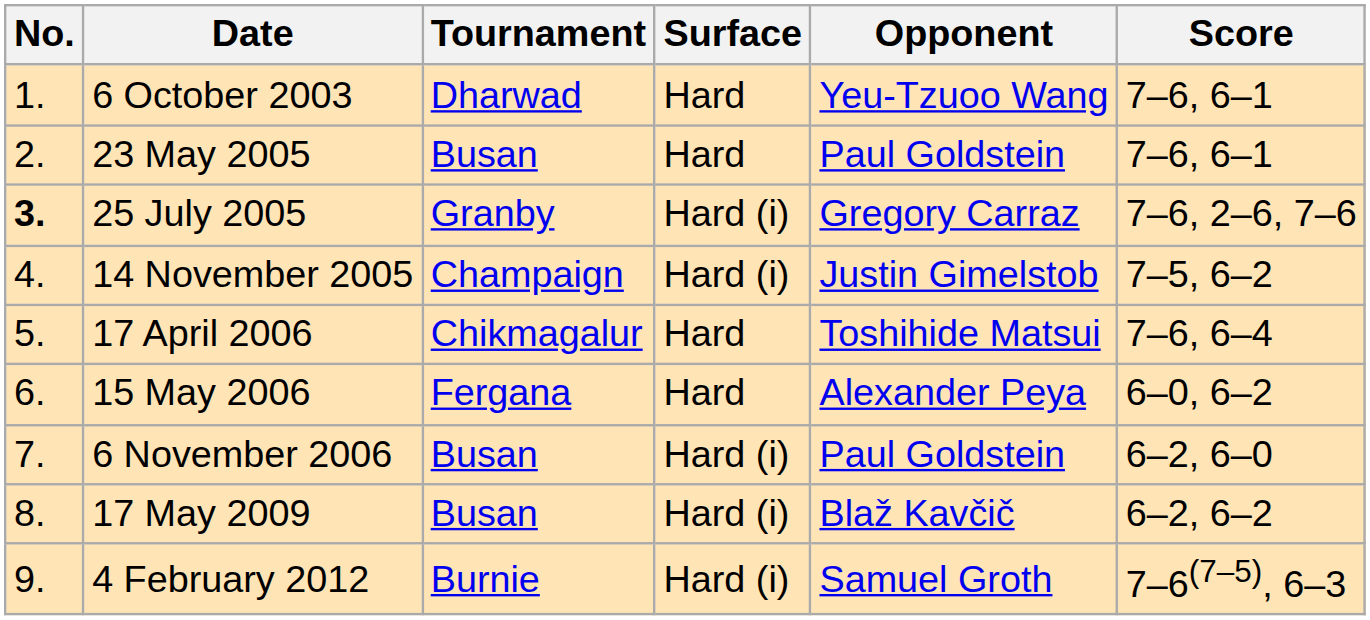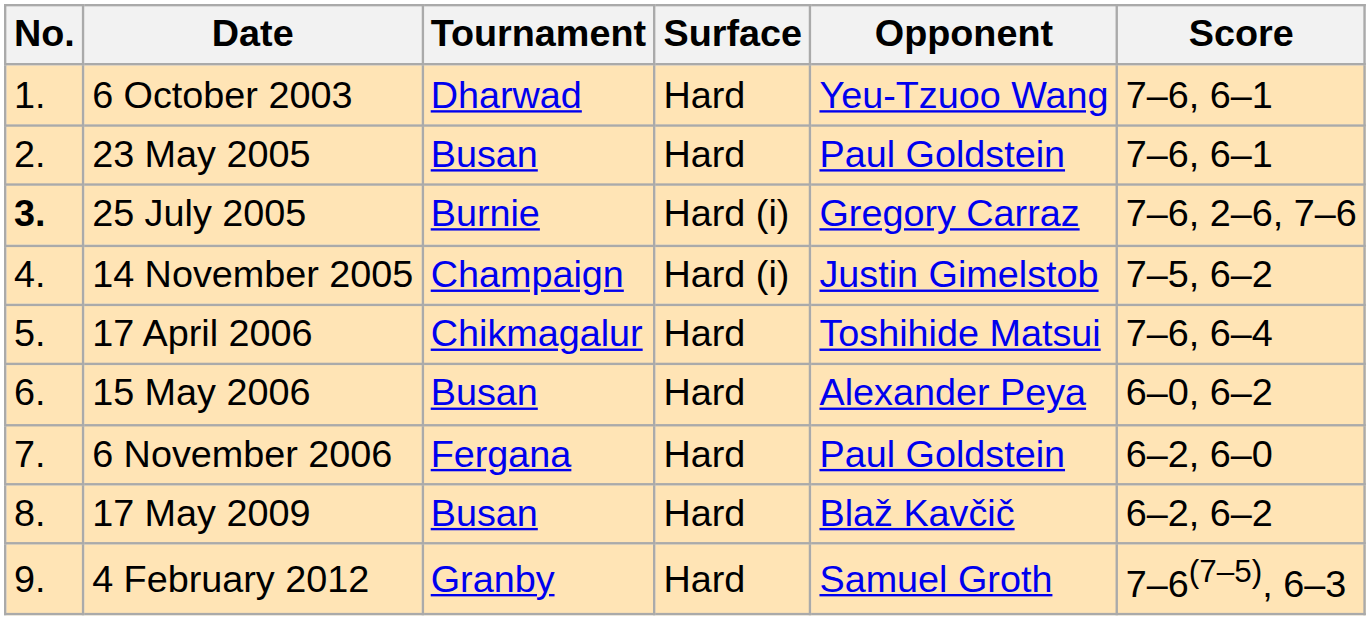(493, 214) Granby -> (485, 214) Burnie
(501, 393) Fergana -> (484, 393) Busan
(484, 453) Busan -> (501, 453) Fergana
(726, 453) Hard (i) -> (704, 453) Hard
(726, 513) Hard (i) -> (704, 513) Hard
(485, 578) Burnie -> (493, 578) Granby
(726, 578) Hard (i) -> (704, 578) Hard
